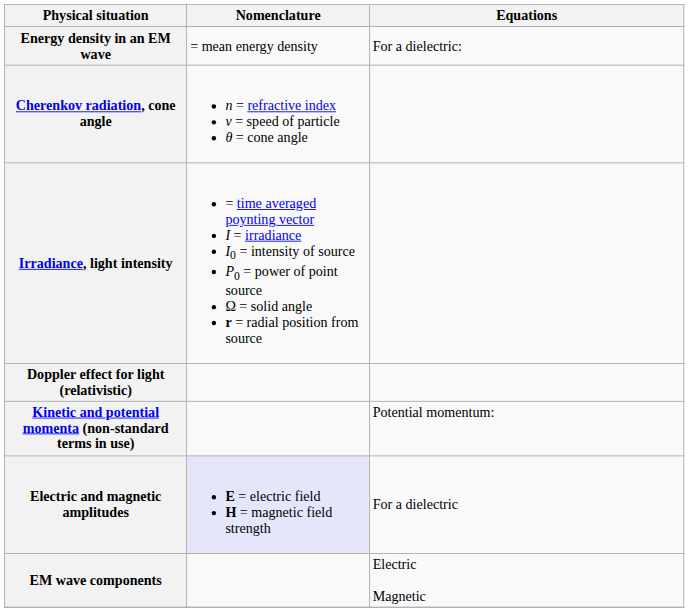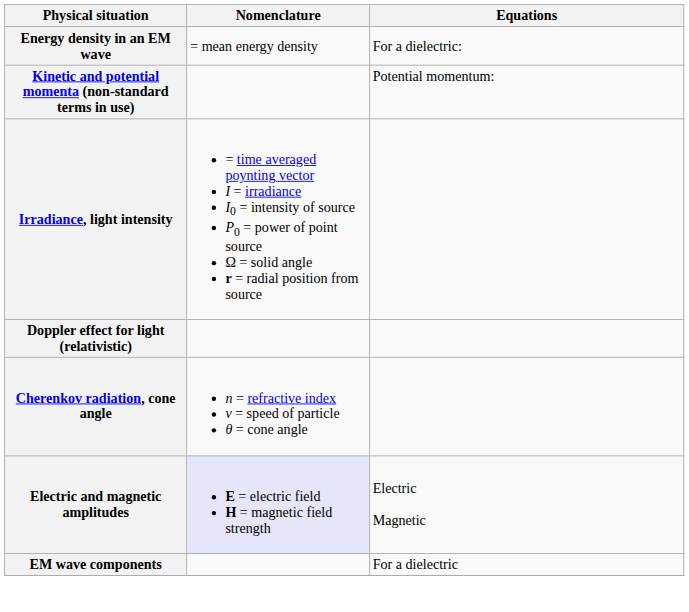rows swapped: (96, 428) <-> (96, 114)
(415, 504) For a dielectric -> (399, 504) Electric Magnetic
(399, 580) Electric Magnetic -> (415, 564) For a dielectric
